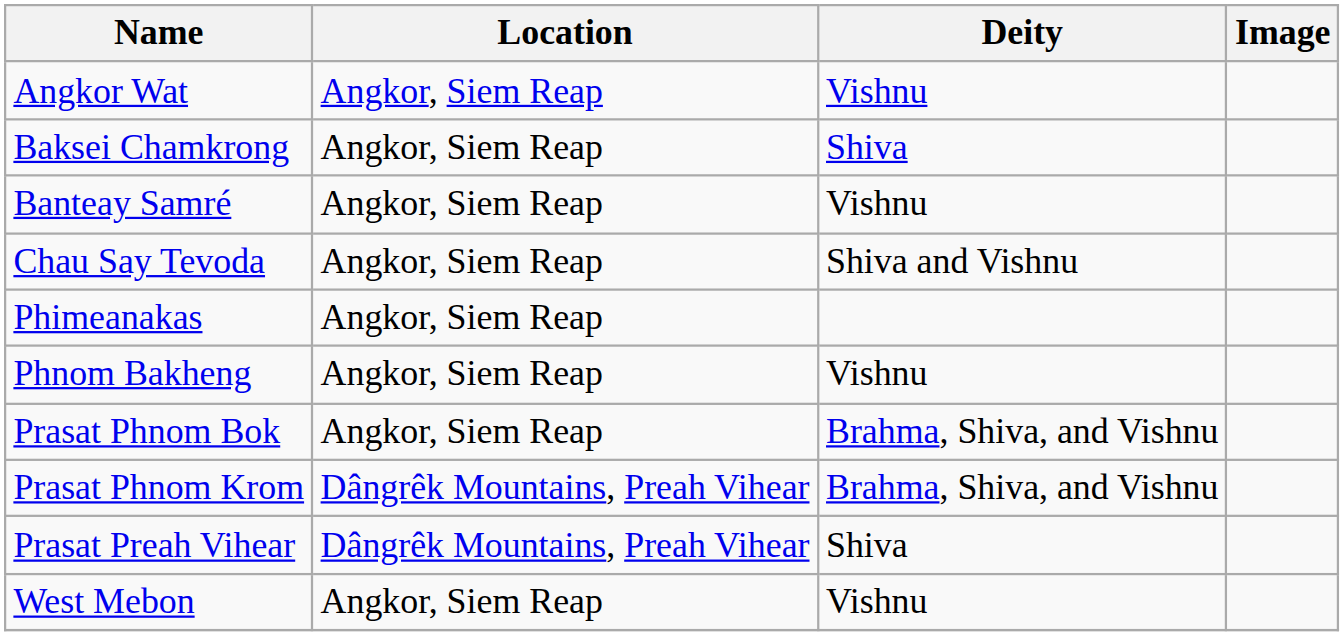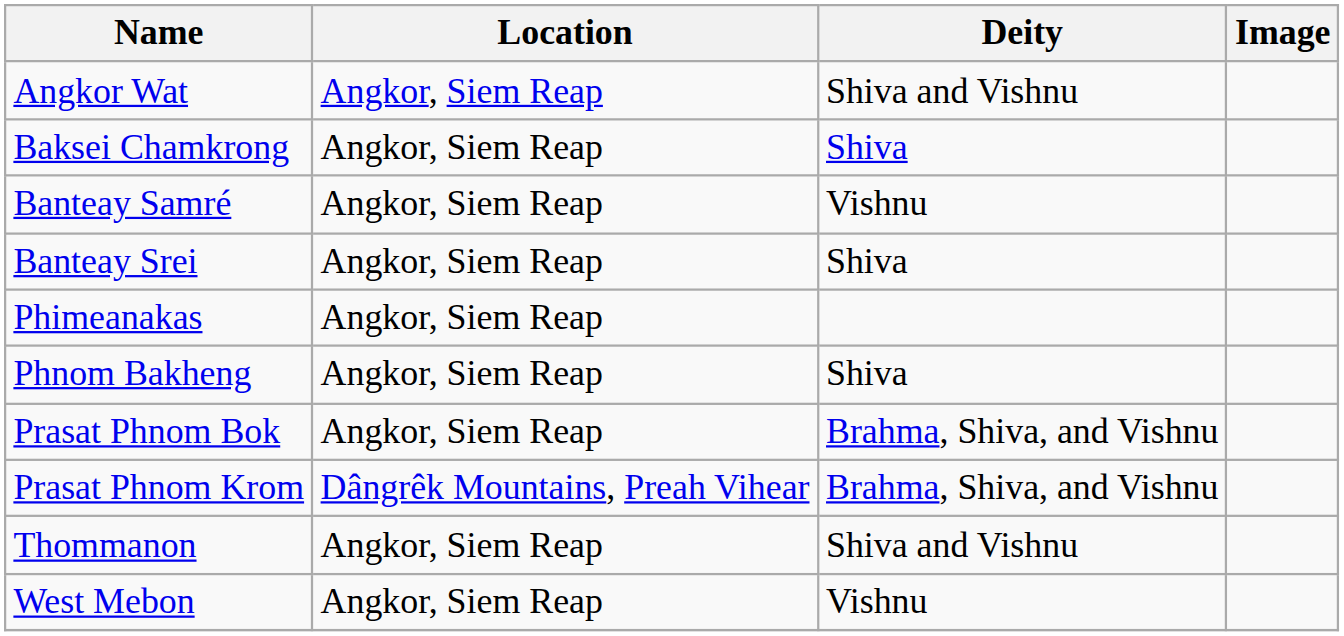(877, 89) Vishnu -> (952, 89) Shiva and Vishnu
+ row: (105, 260)
- row: (139, 260)
(877, 373) Vishnu -> (867, 373) Shiva
- row: (154, 544)
+ row: (105, 544)
